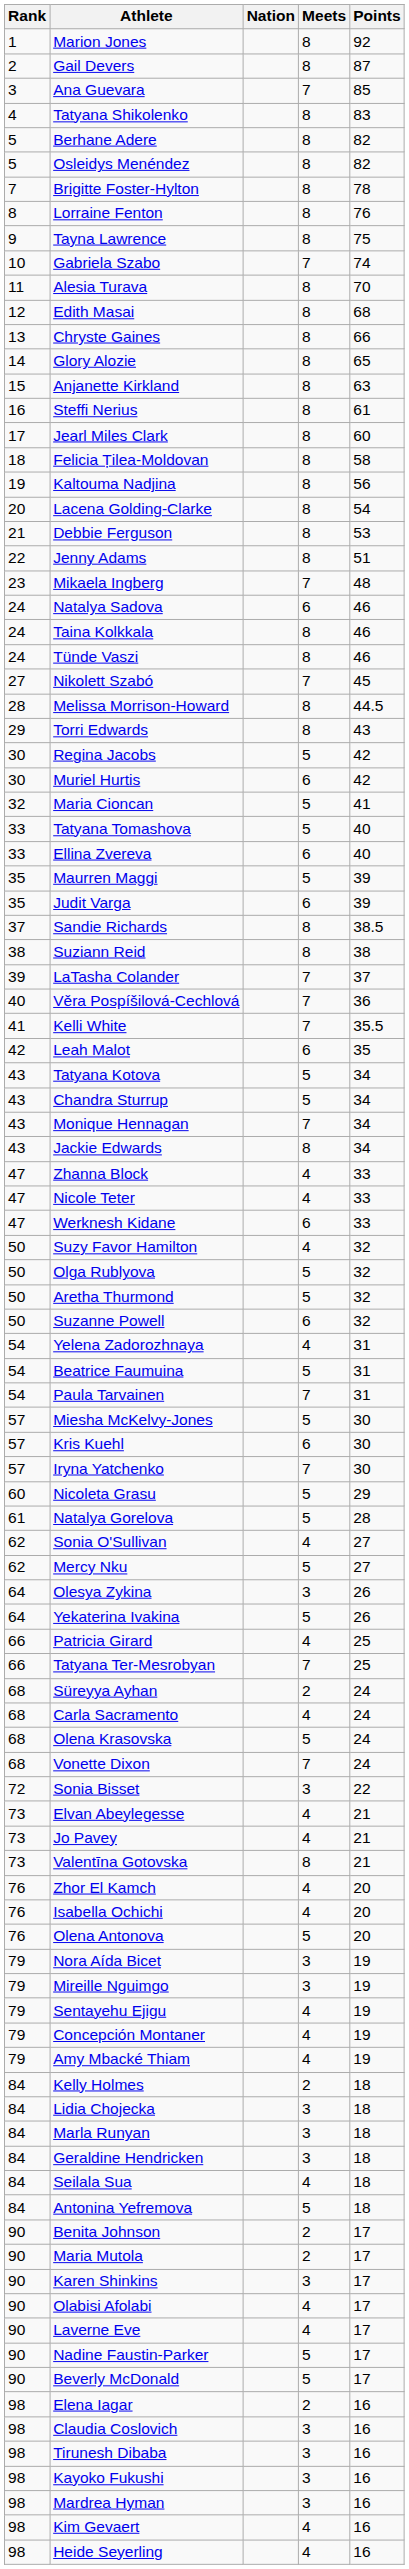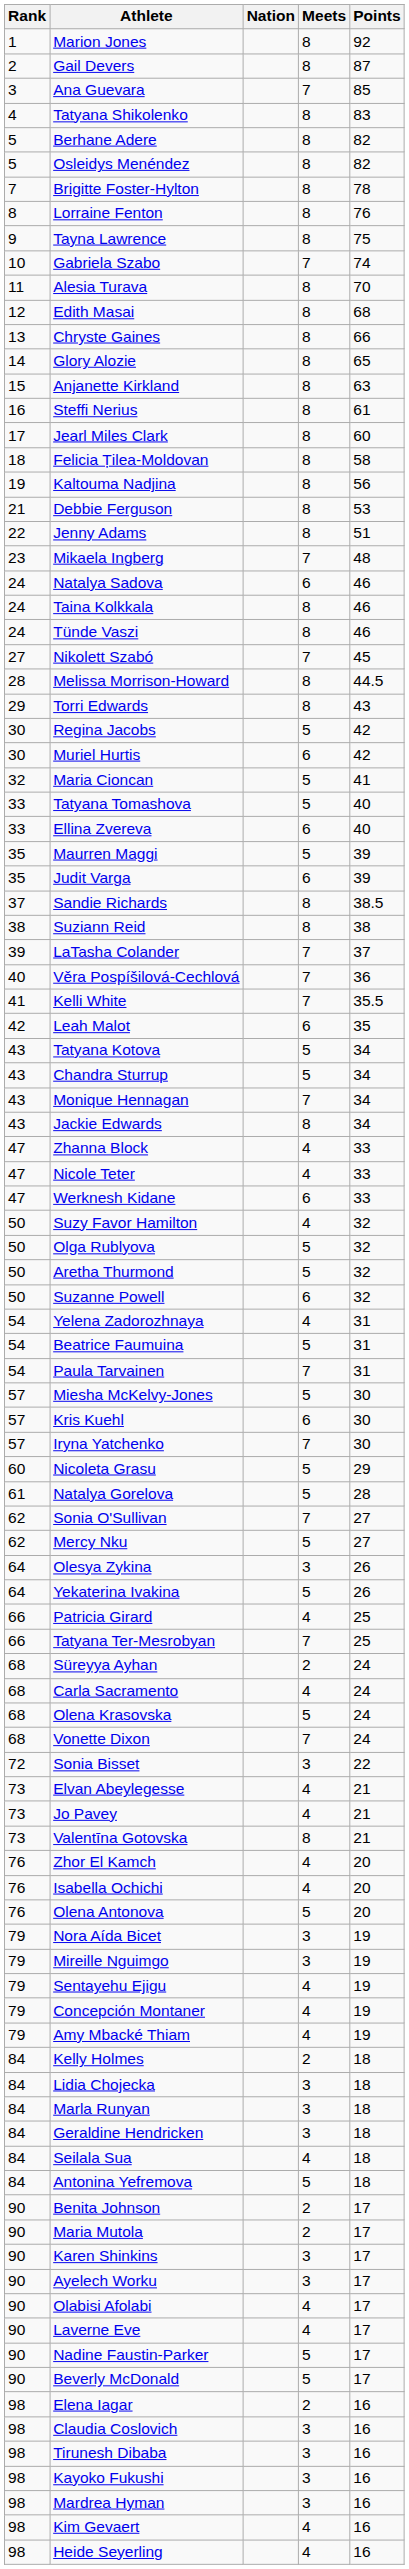- row: (133, 509)
(306, 1542) 4 -> (306, 1518) 7
+ row: (105, 2281)
